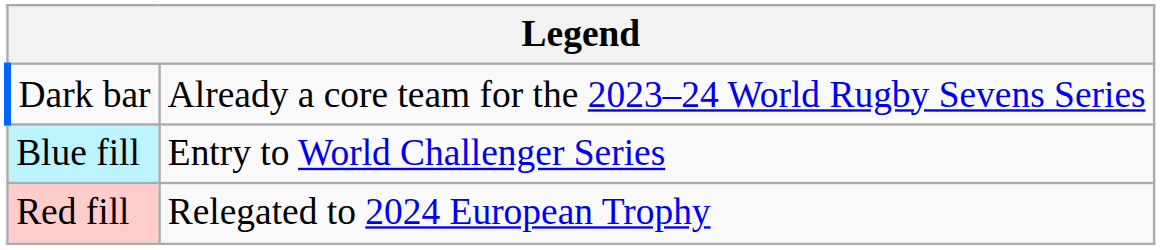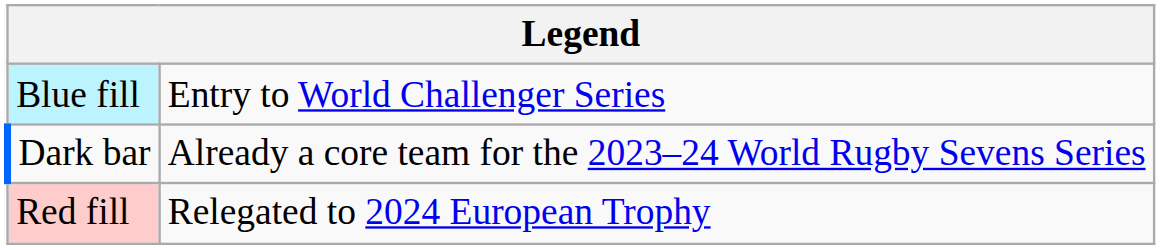rows swapped: (78, 152) <-> (84, 93)
